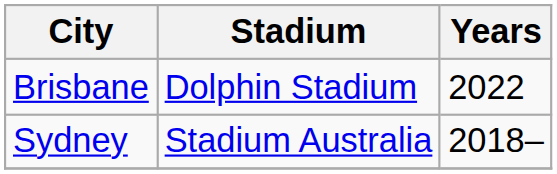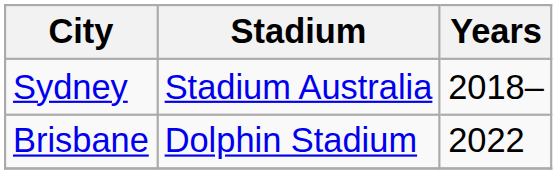rows swapped: (81, 86) <-> (70, 140)
